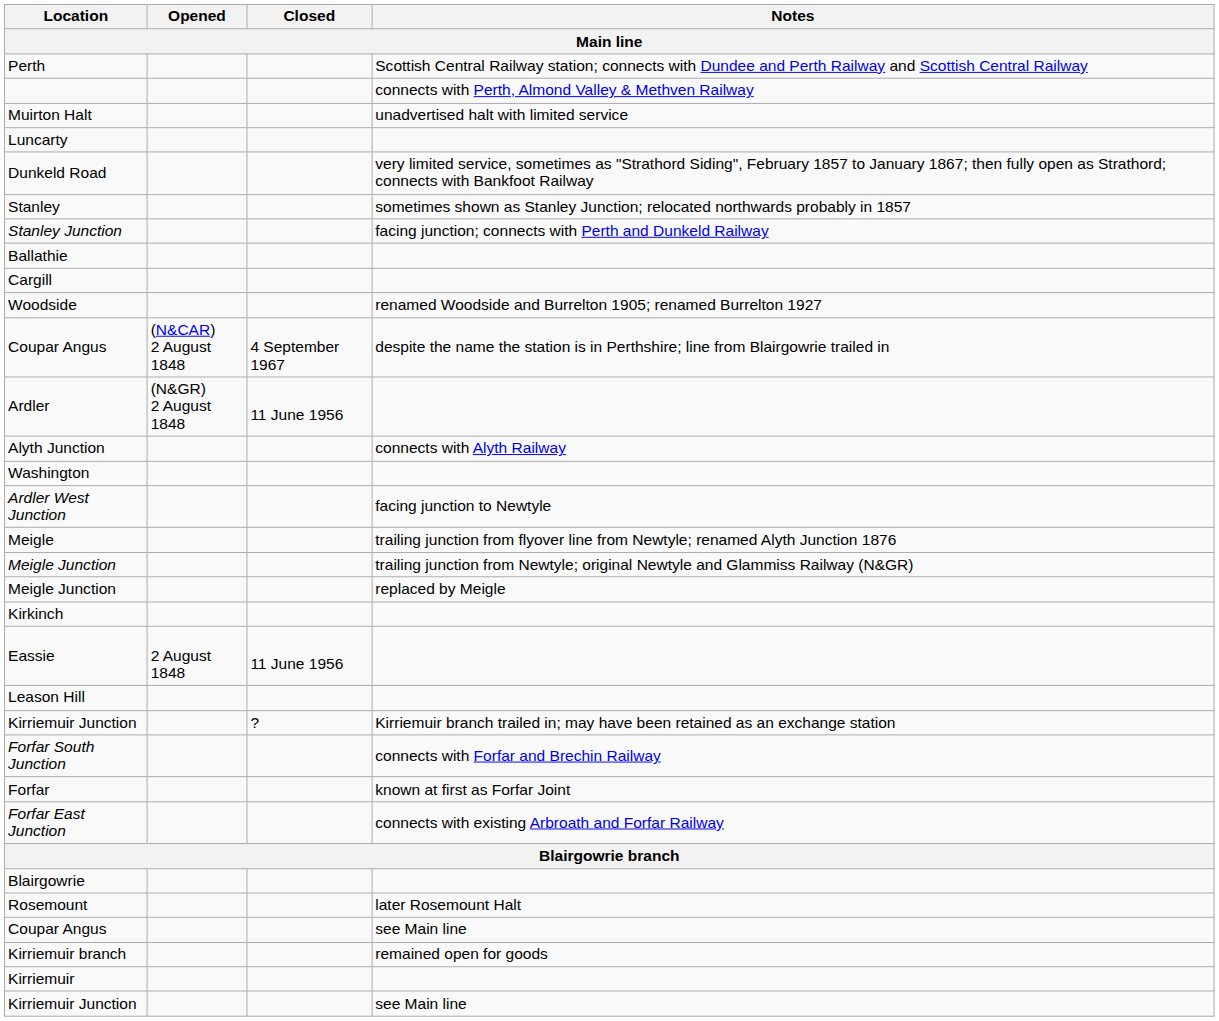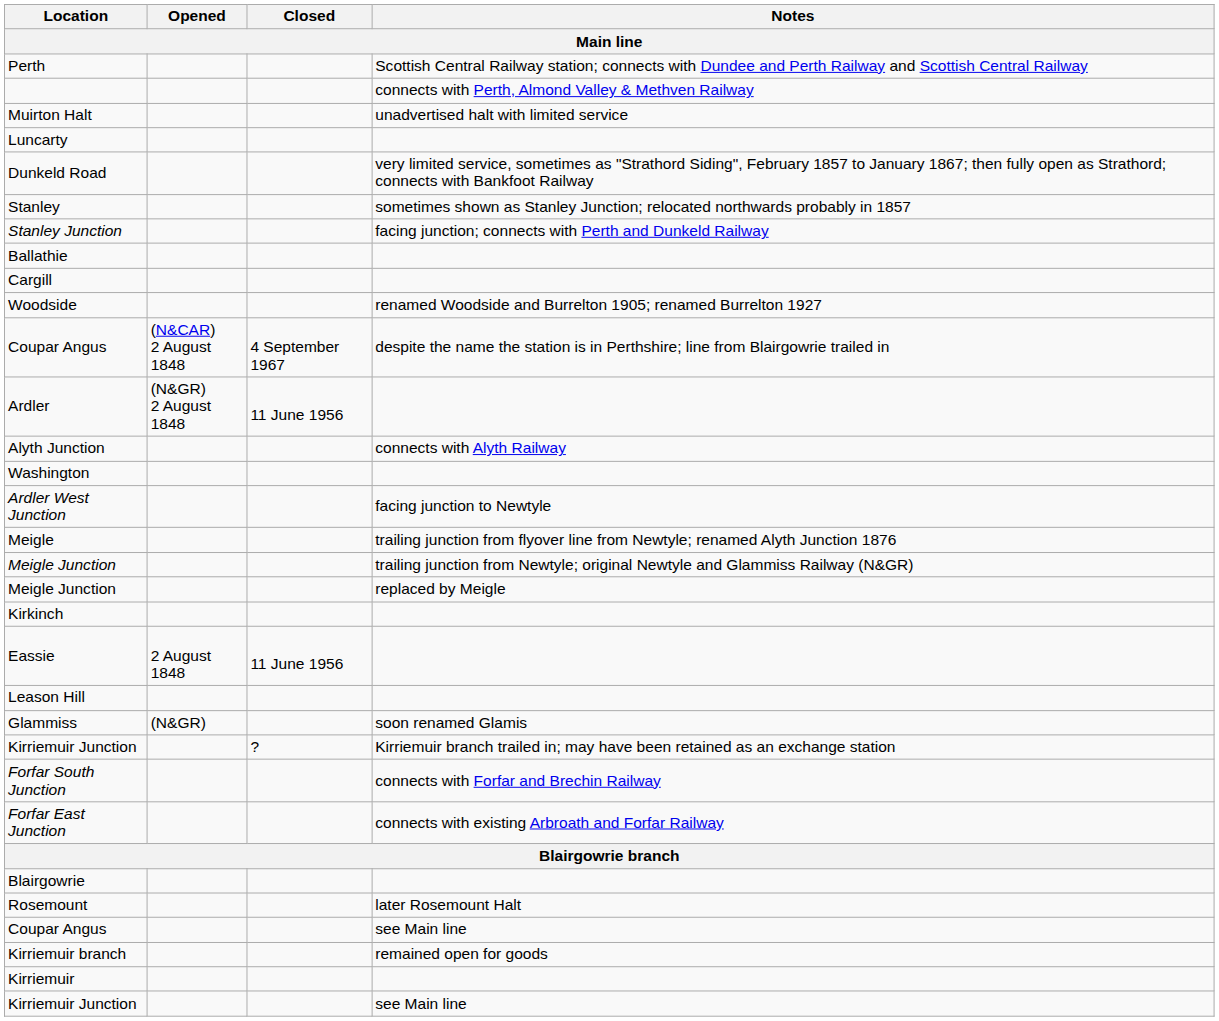+ row: (43, 722)
- row: (29, 789)
